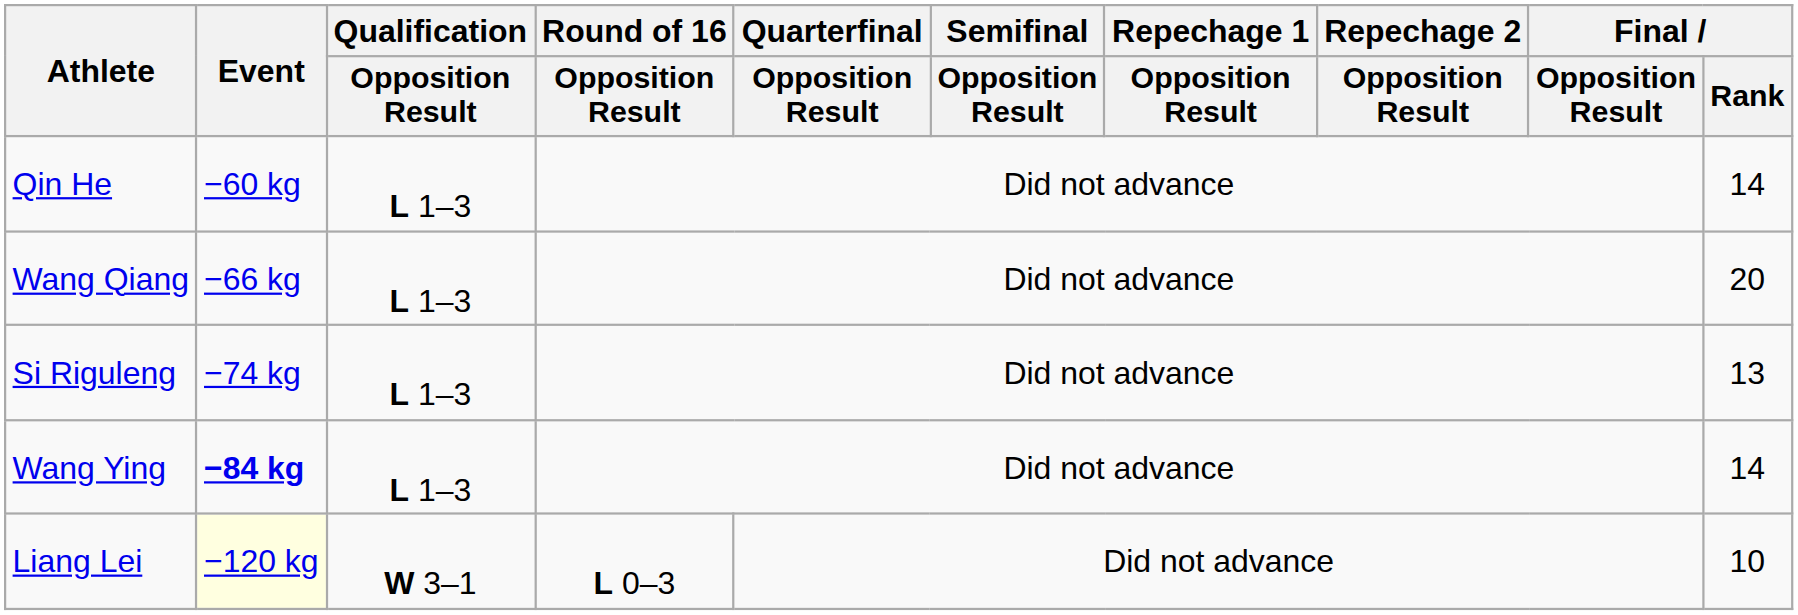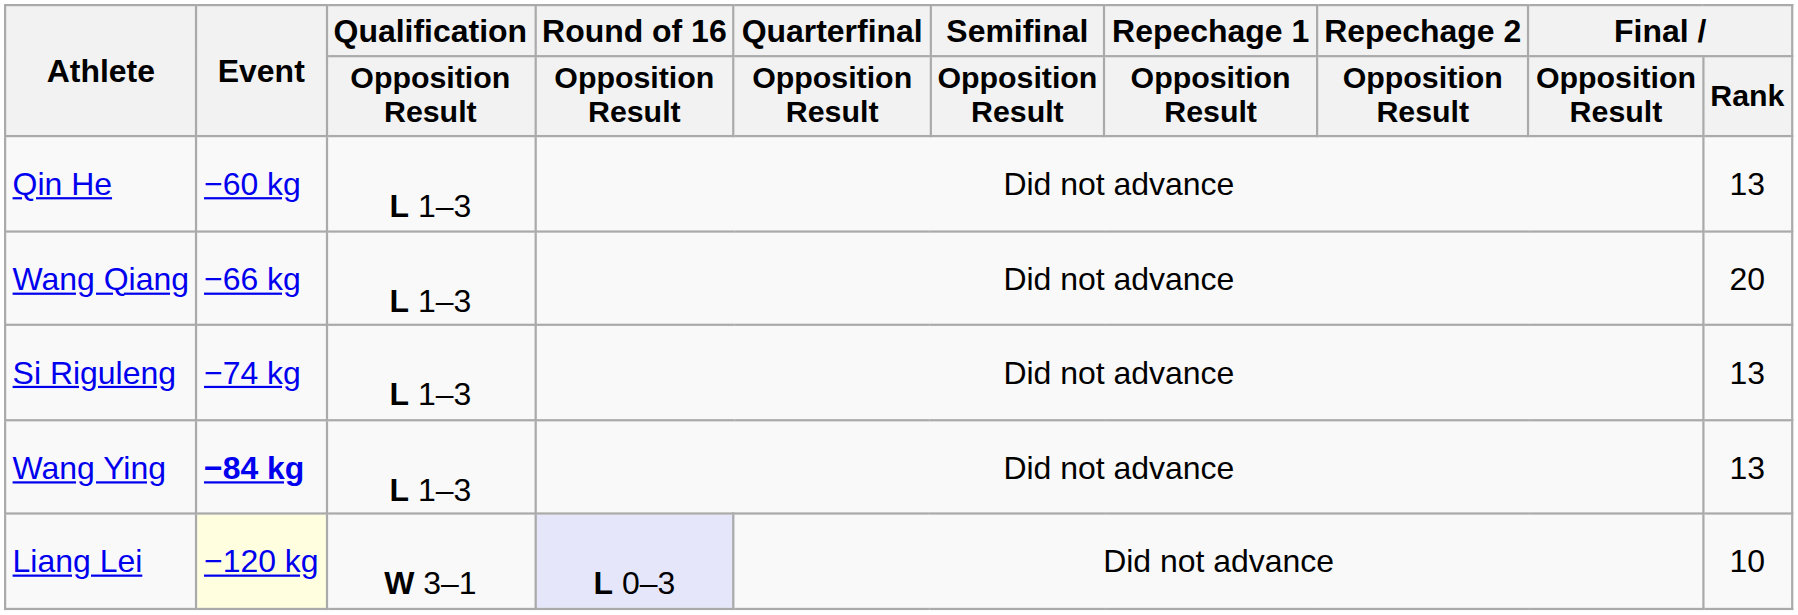(1747, 184) 14 -> (1747, 184) 13
(1747, 468) 14 -> (1747, 468) 13
(634, 584) no background -> (634, 584) lavender background
